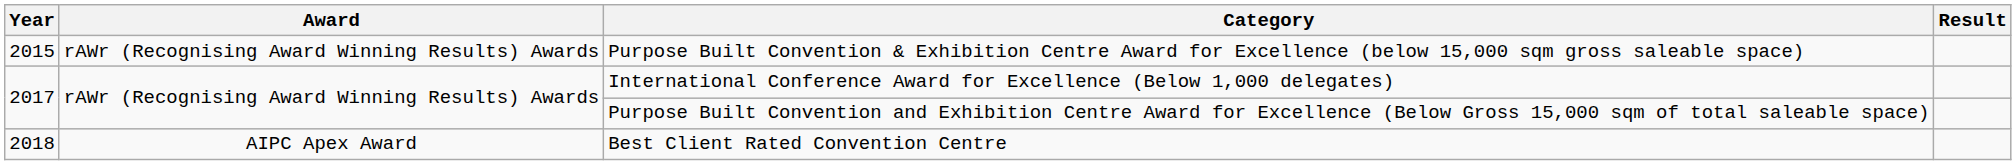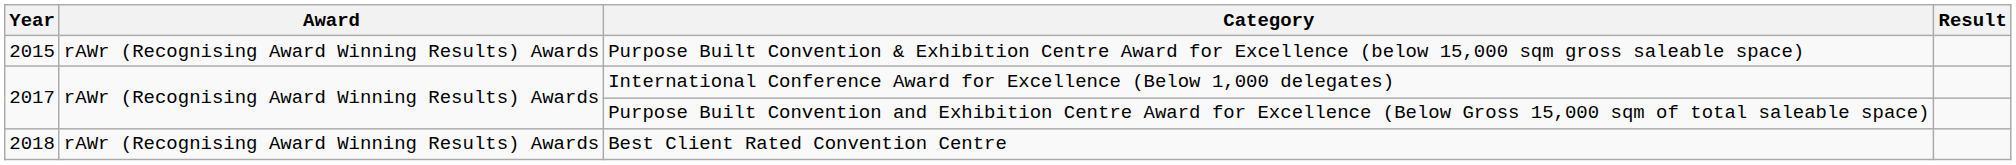(332, 144) AIPC Apex Award -> (332, 144) rAWr (Recognising Award Winning Results) Awards
